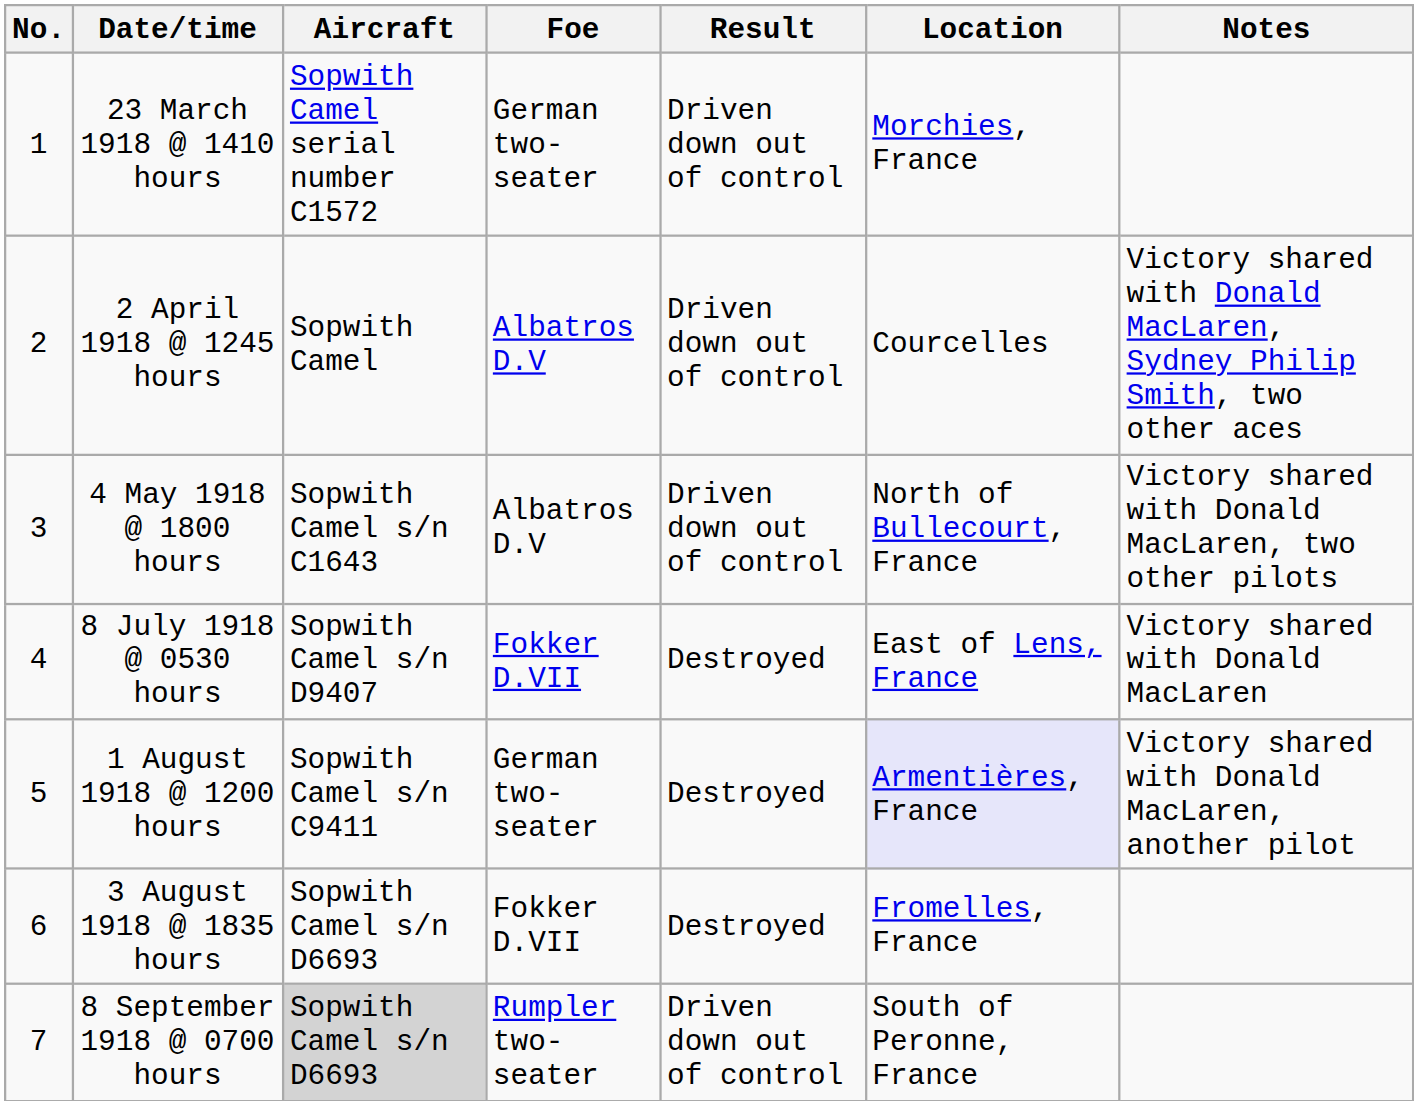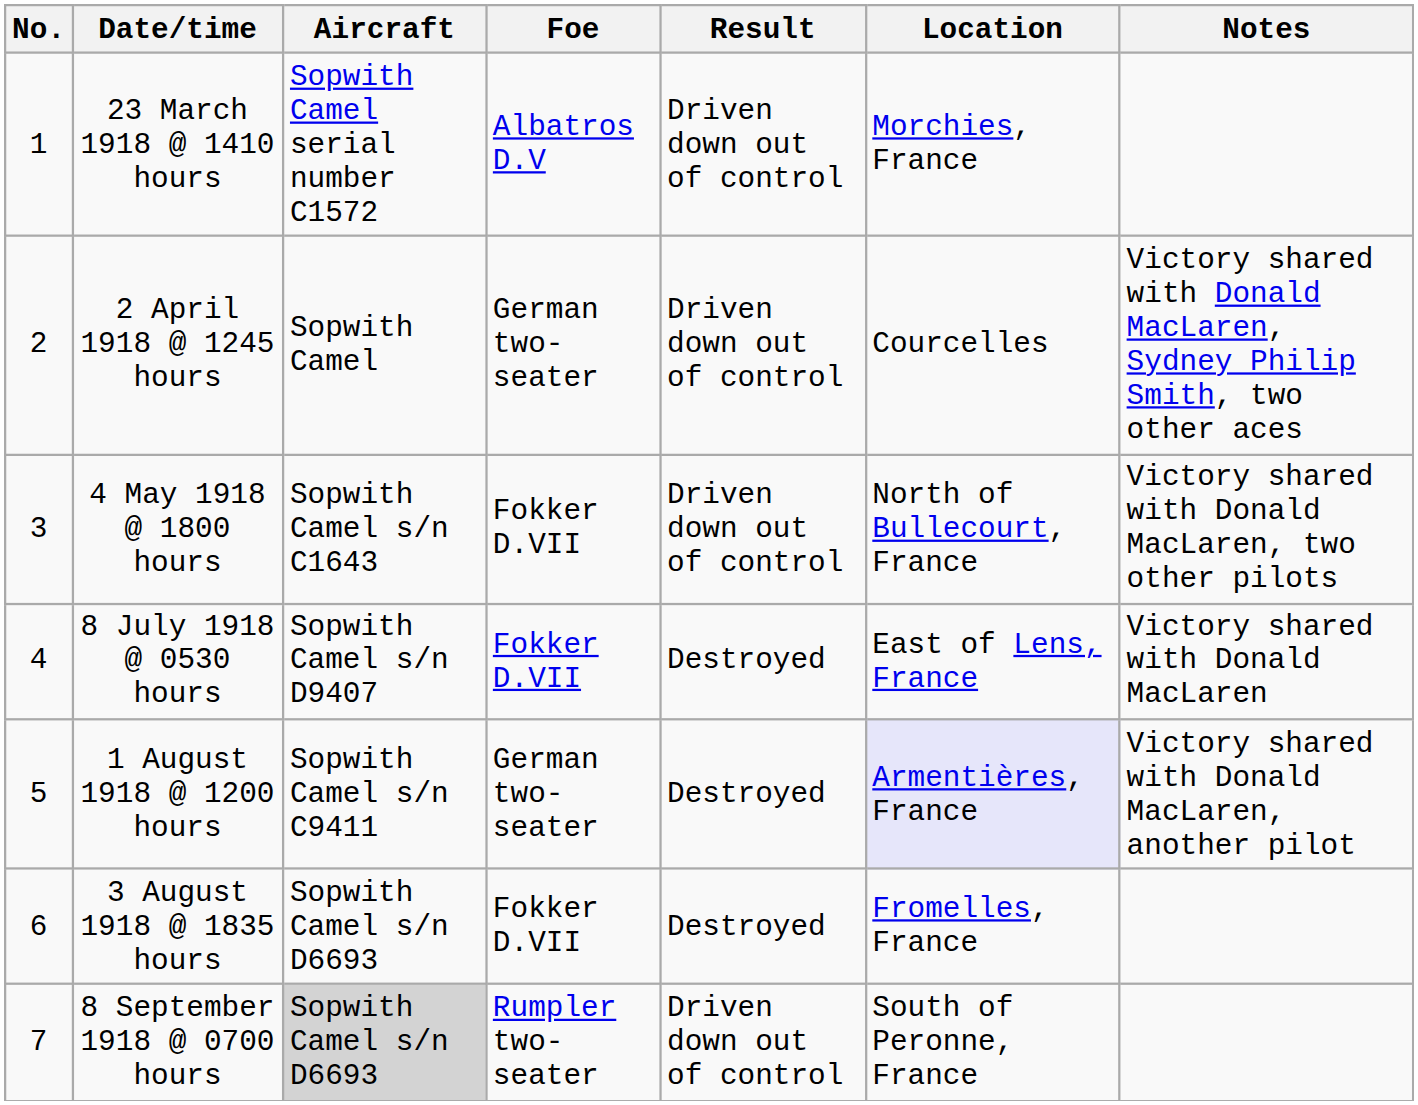(546, 145) German two-seater -> (563, 145) Albatros D.V
(563, 345) Albatros D.V -> (546, 345) German two-seater
(563, 529) Albatros D.V -> (546, 529) Fokker D.VII
